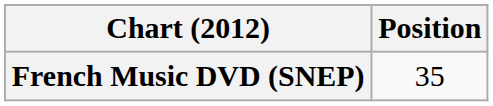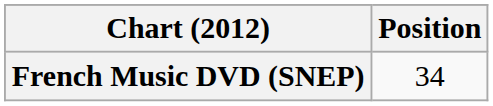(430, 75) 35 -> (430, 75) 34
